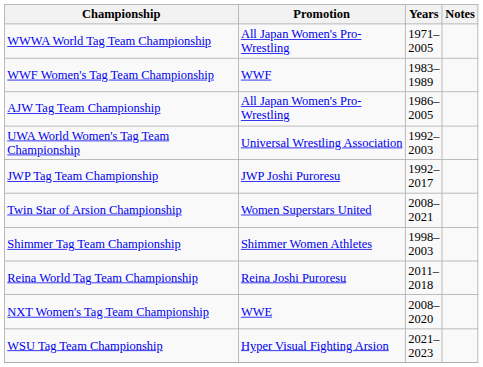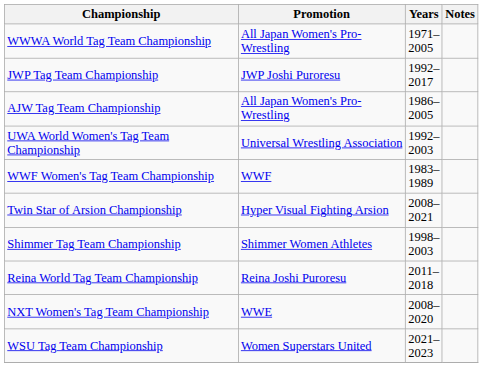rows swapped: (111, 75) <-> (83, 176)
(306, 210) Women Superstars United -> (315, 210) Hyper Visual Fighting Arsion
(315, 345) Hyper Visual Fighting Arsion -> (306, 345) Women Superstars United
